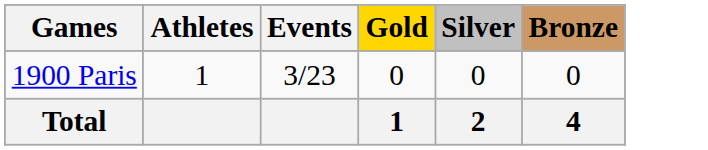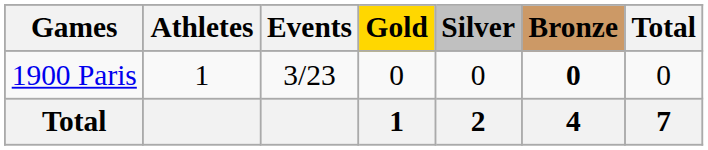+ column: (664, 27)
(573, 74) normal -> (573, 74) bold
